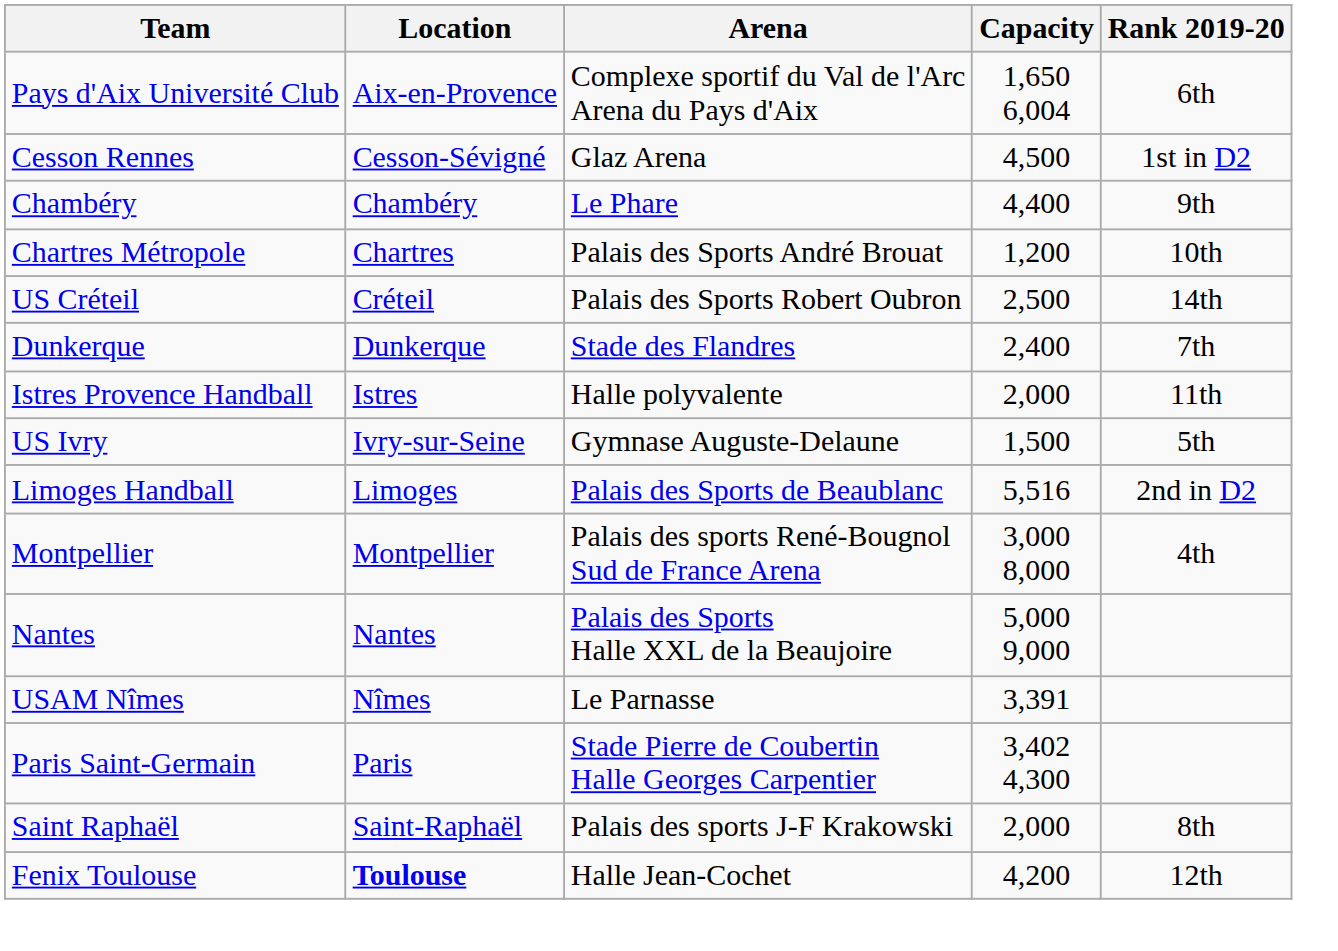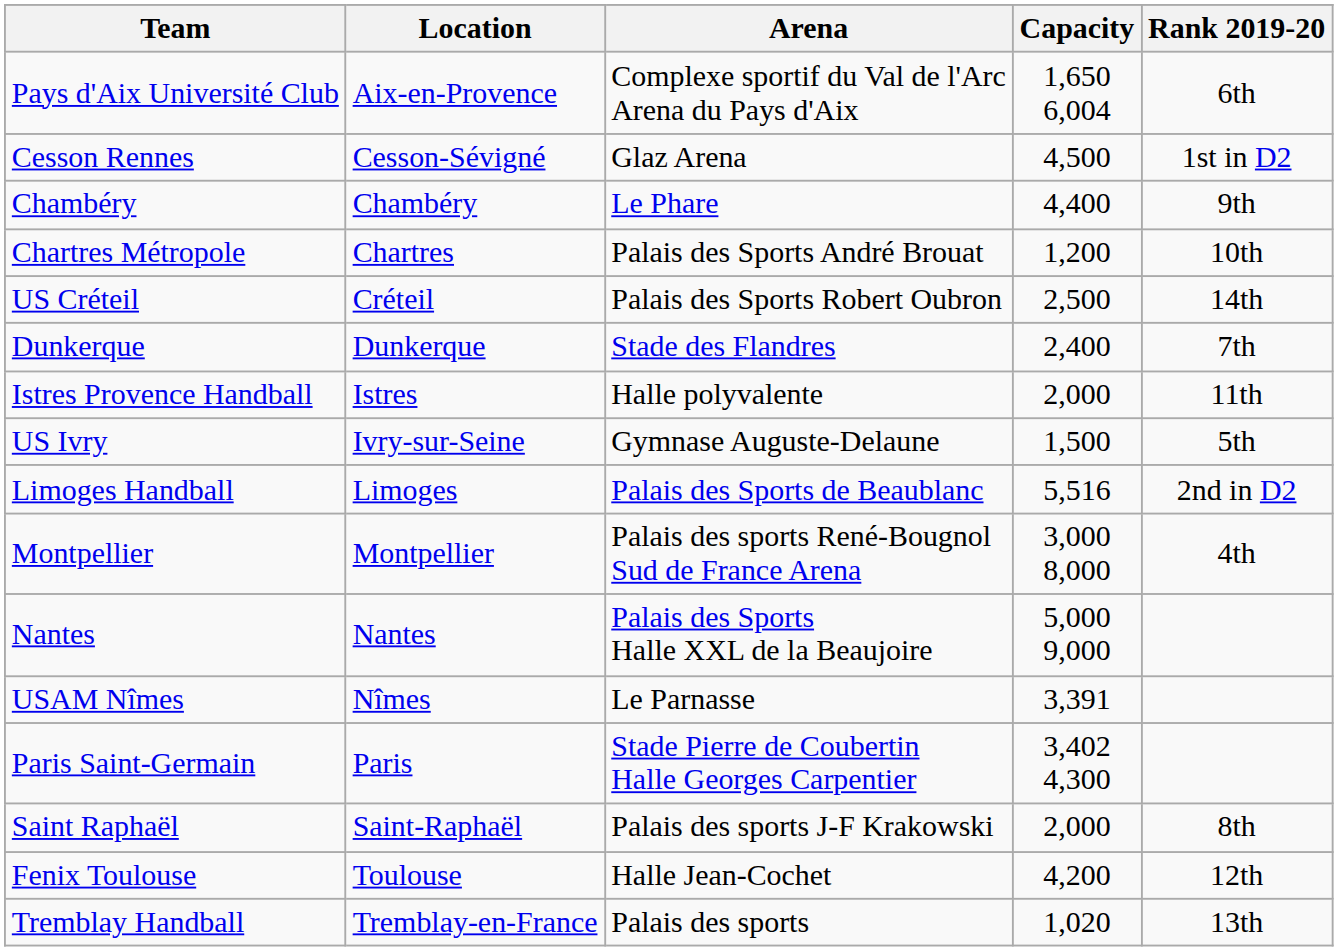(409, 874) bold -> (407, 874) normal
+ row: (128, 922)
